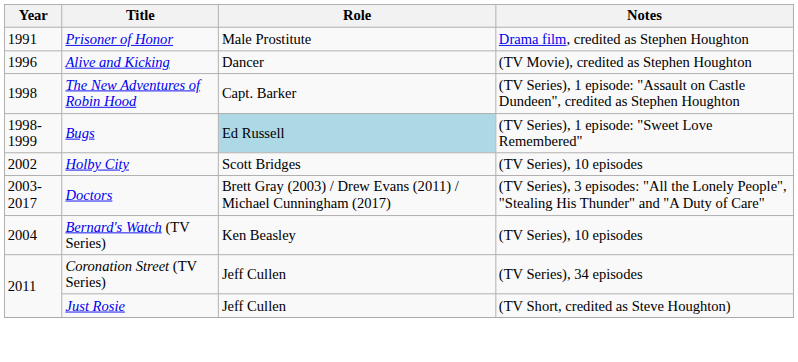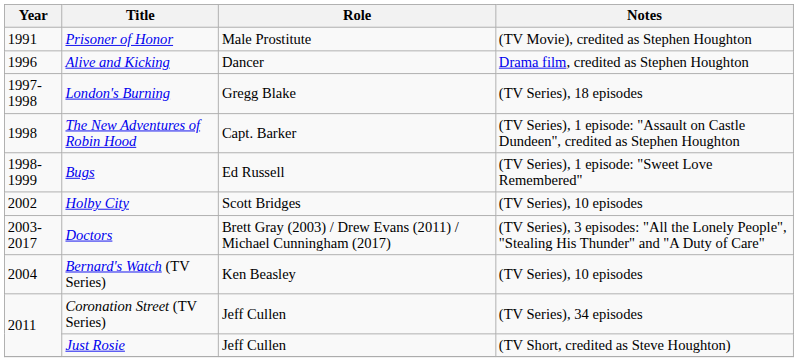(624, 39) Drama film, credited as Stephen Houghton -> (625, 39) (TV Movie), credited as Stephen Houghton
(625, 62) (TV Movie), credited as Stephen Houghton -> (624, 62) Drama film, credited as Stephen Houghton
+ row: (118, 93)
(253, 132) lightblue background -> (253, 172) no background
